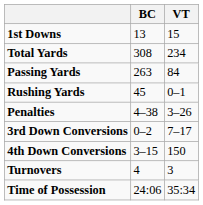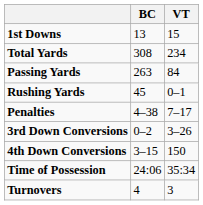(179, 111) 3–26 -> (179, 111) 7–17
(179, 131) 7–17 -> (179, 131) 3–26
rows swapped: (34, 170) <-> (56, 190)
